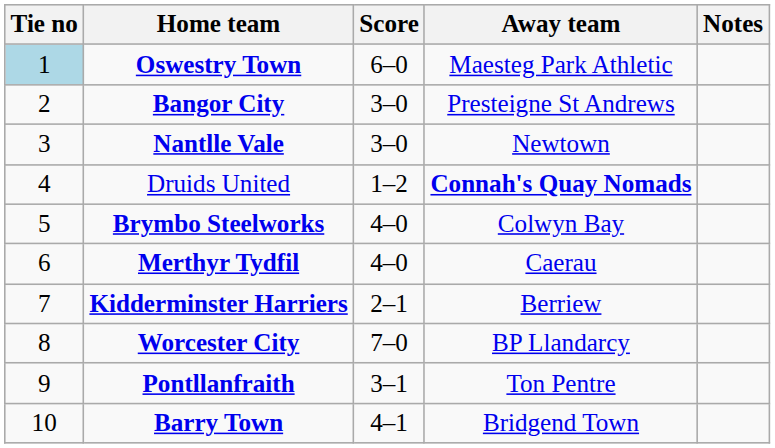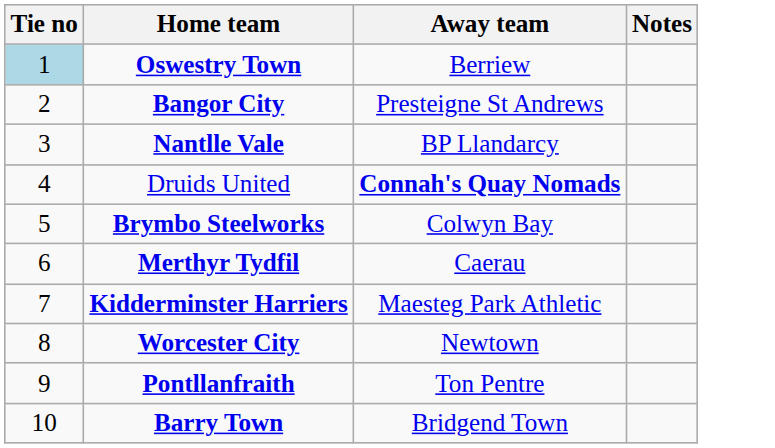- column: (389, 24)
(561, 64) Maesteg Park Athletic -> (490, 64) Berriew
(561, 143) Newtown -> (490, 143) BP Llandarcy
(561, 303) Berriew -> (490, 303) Maesteg Park Athletic
(561, 343) BP Llandarcy -> (490, 343) Newtown
